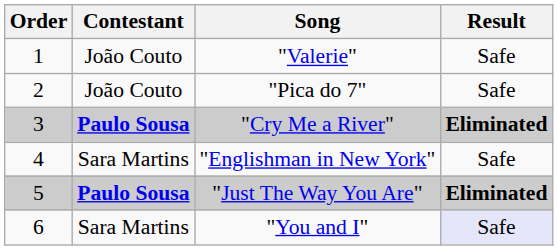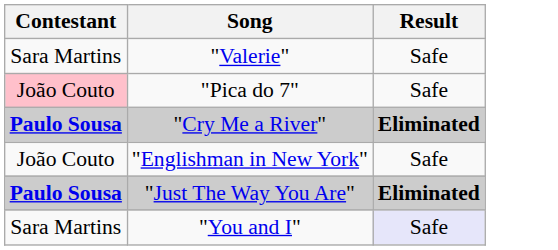- column: (38, 21)
(133, 55) João Couto -> (66, 55) Sara Martins
(133, 90) no background -> (66, 90) pink background
(133, 158) Sara Martins -> (66, 158) João Couto
